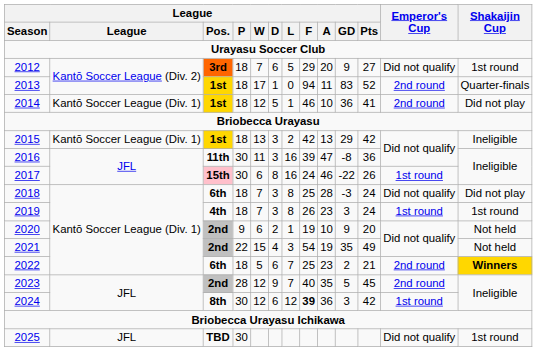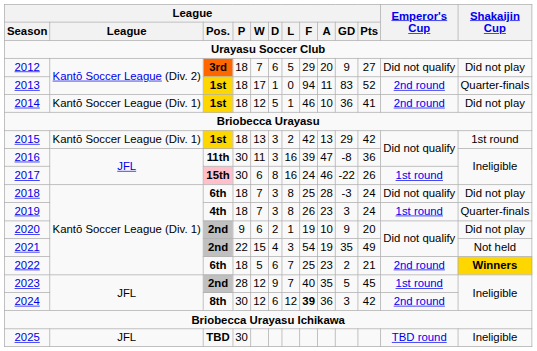(495, 67) 1st round -> (495, 67) Did not play
(495, 139) Ineligible -> (495, 139) 1st round
(495, 211) 1st round -> (495, 211) Quarter-finals
(495, 229) Not held -> (495, 229) Did not play
(419, 283) 2nd round -> (419, 283) 1st round
(419, 301) 1st round -> (419, 301) 2nd round
(419, 337) Did not qualify -> (419, 337) TBD round
(495, 337) 1st round -> (495, 337) Ineligible
